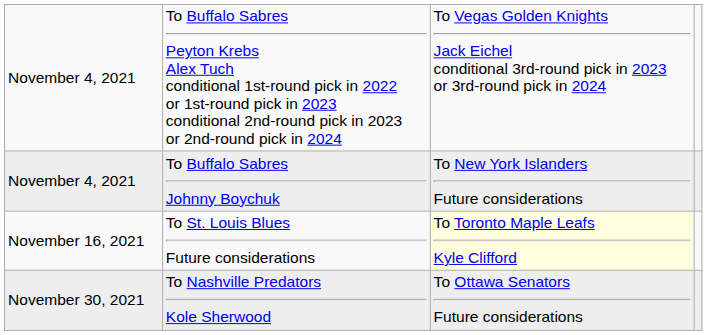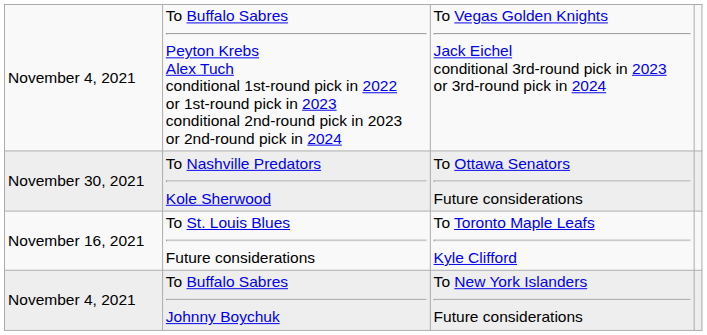rows swapped: (72, 181) <-> (76, 300)
(562, 240) lightyellow background -> (562, 240) no background
